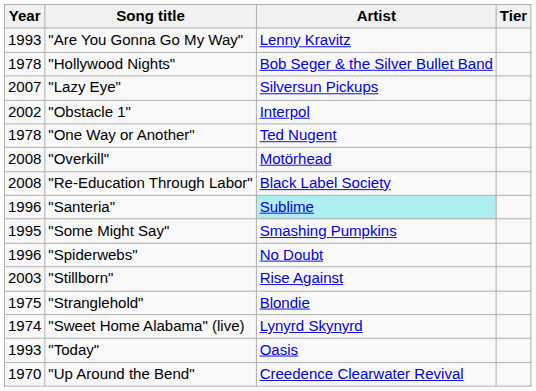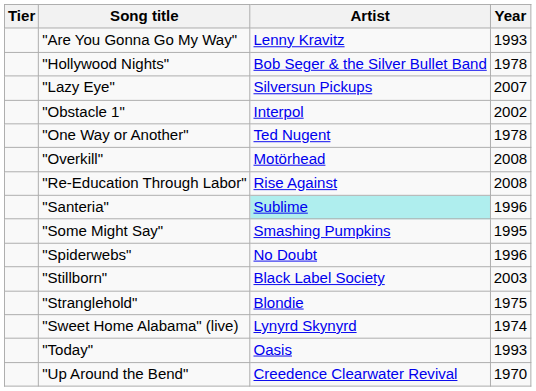columns swapped: (25, 16) <-> (513, 16)
(325, 183) Black Label Society -> (295, 183) Rise Against
(301, 278) Rise Against -> (319, 278) Black Label Society
